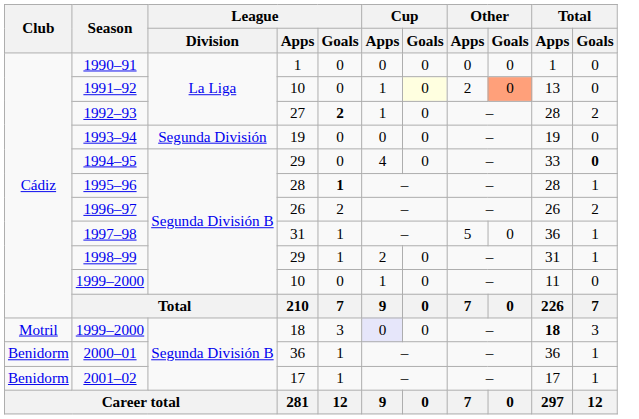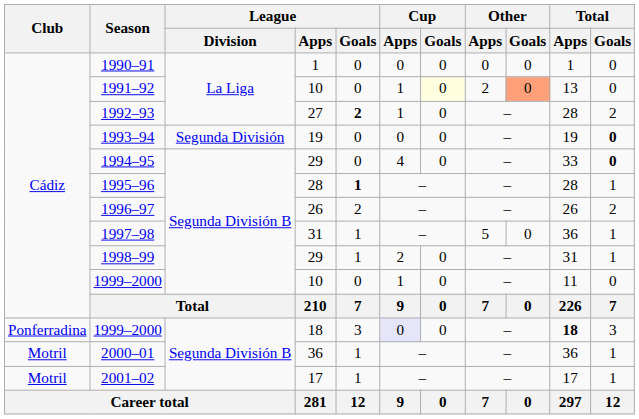(595, 137) normal -> (613, 137) bold
(38, 329) Motril -> (47, 329) Ponferradina
(38, 354) Benidorm -> (47, 354) Motril
(38, 378) Benidorm -> (47, 378) Motril
